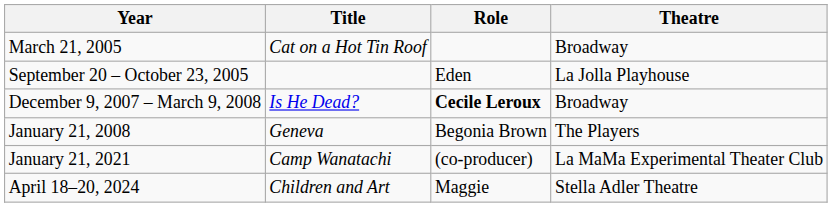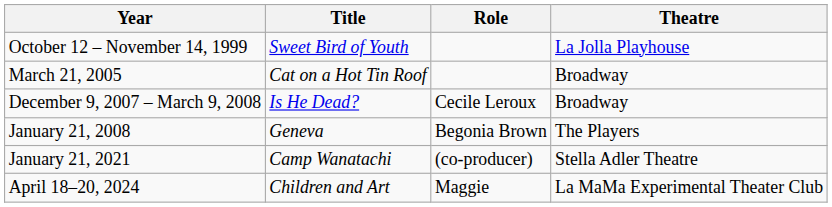+ row: (128, 46)
- row: (129, 74)
(488, 103) bold -> (485, 103) normal
(689, 159) La MaMa Experimental Theater Club -> (626, 159) Stella Adler Theatre
(626, 187) Stella Adler Theatre -> (689, 187) La MaMa Experimental Theater Club
